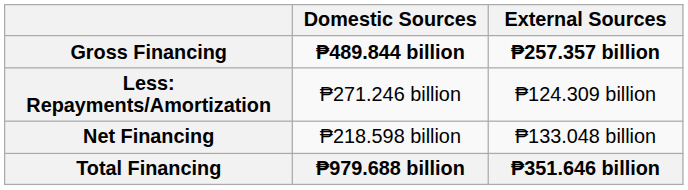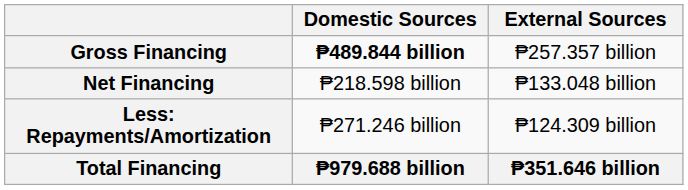(585, 51) bold -> (585, 51) normal
rows swapped: (149, 94) <-> (149, 136)
